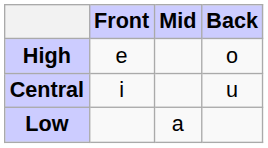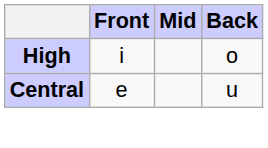(122, 55) e -> (122, 55) i
(122, 90) i -> (122, 90) e
- row: (47, 124)
